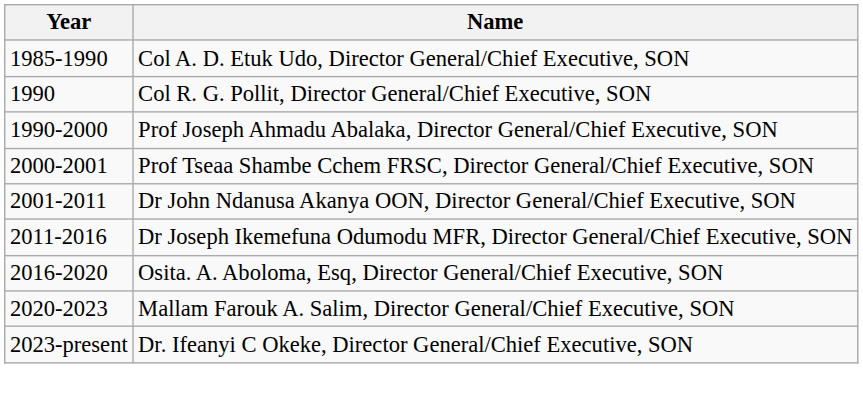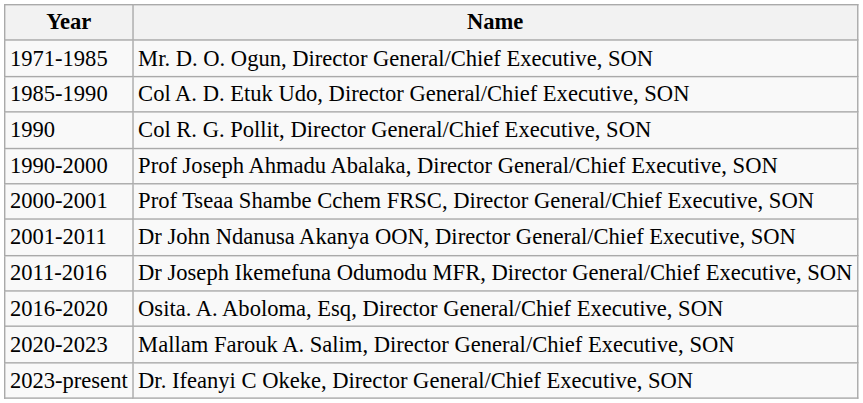+ row: (396, 58)
